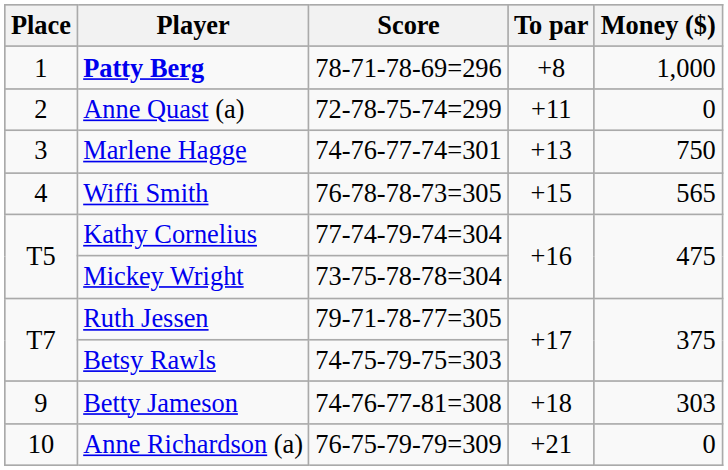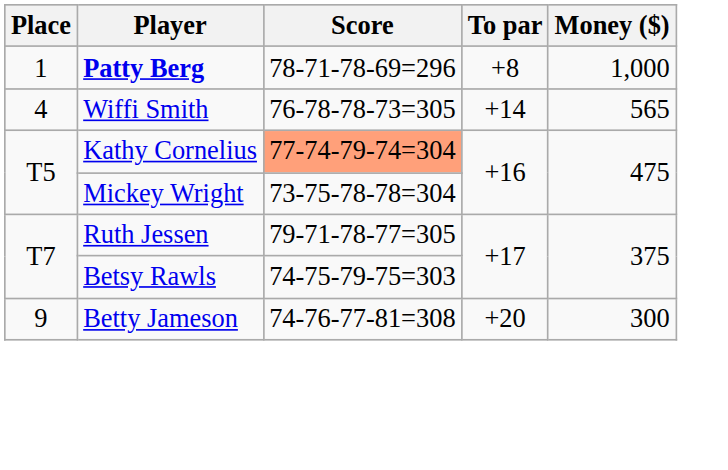- row: (164, 109)
- row: (165, 151)
(551, 192) +15 -> (505, 109) +14
(409, 234) no background -> (362, 151) lightsalmon background
(551, 402) +18 -> (505, 318) +20
(696, 402) 303 -> (650, 318) 300
- row: (193, 444)
